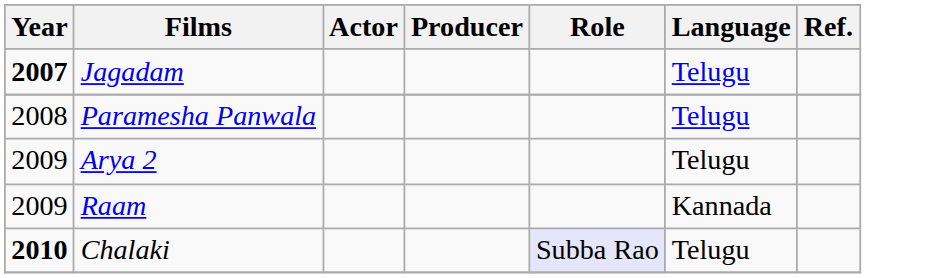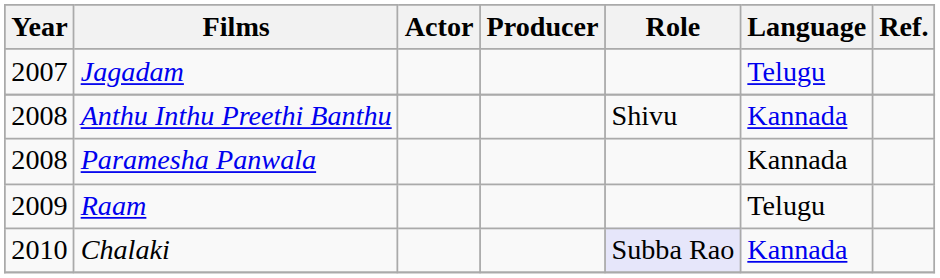(40, 71) bold -> (40, 71) normal
+ row: (236, 116)
(711, 116) Telugu -> (797, 160) Kannada
- row: (119, 160)
(722, 205) Kannada -> (786, 205) Telugu
(40, 250) bold -> (40, 250) normal
(711, 250) Telugu -> (797, 250) Kannada
